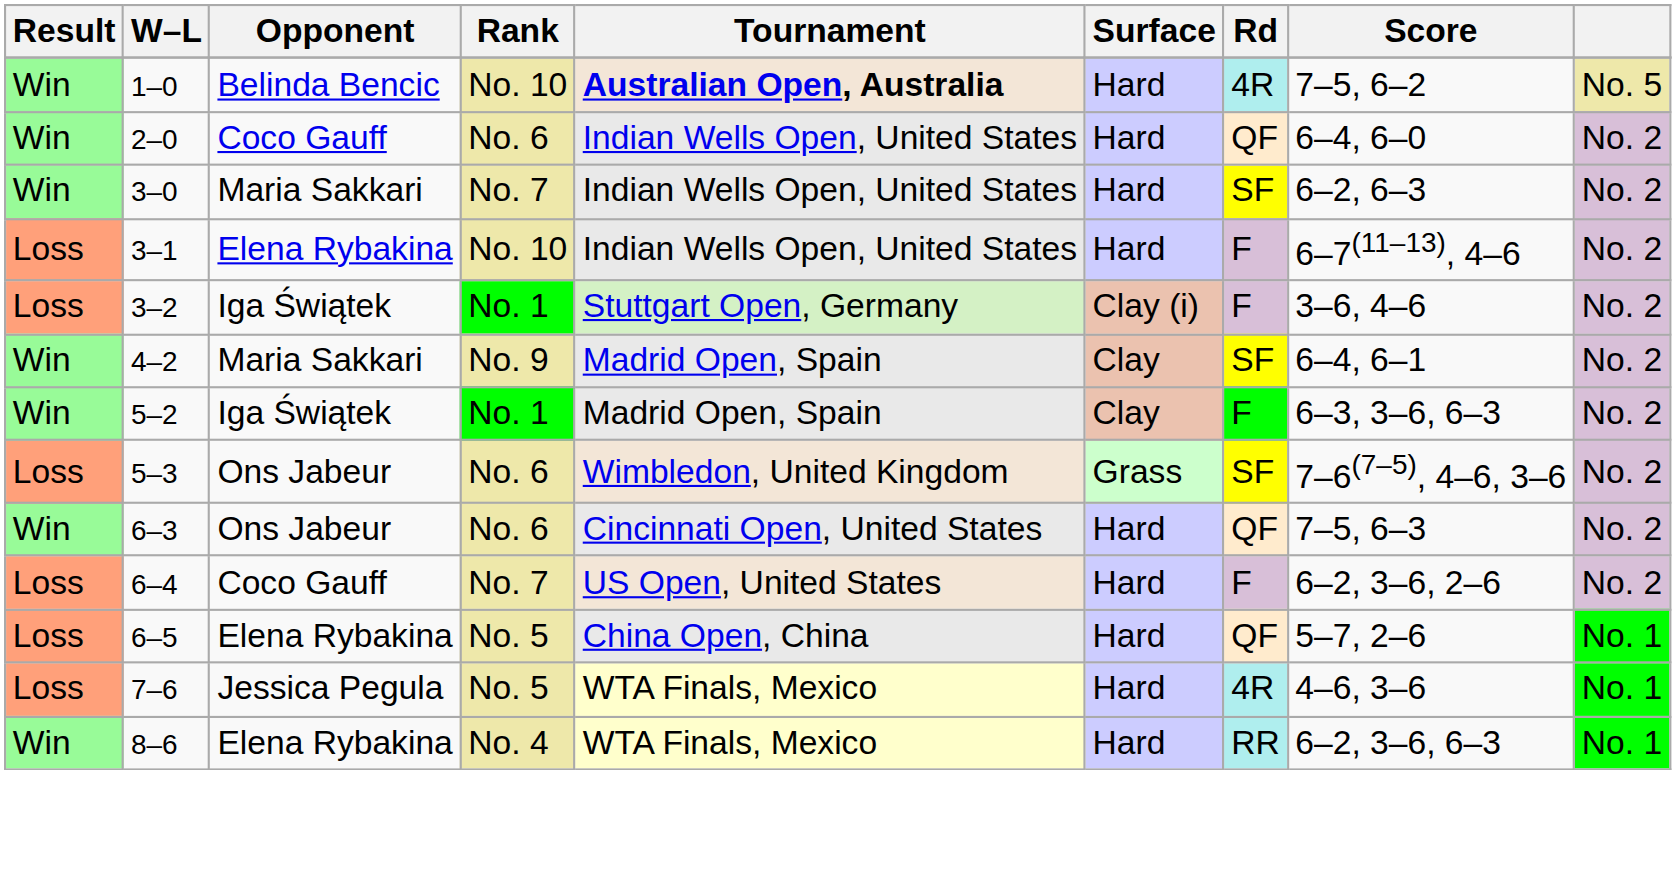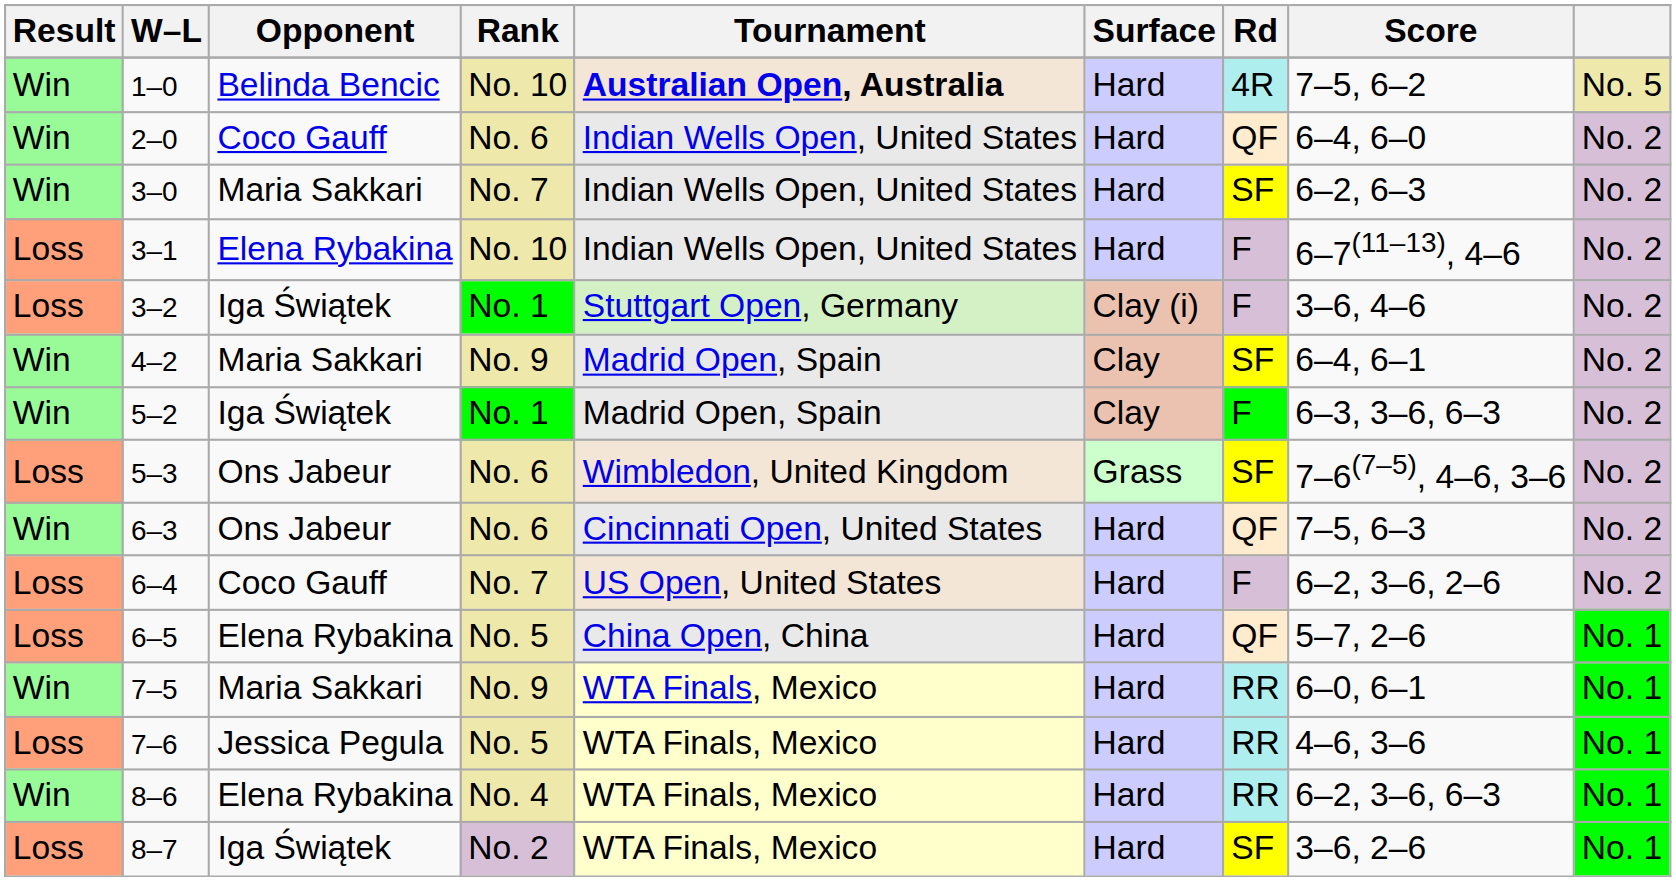+ row: (154, 690)
(1253, 688) 4R -> (1256, 742) RR
+ row: (154, 850)
